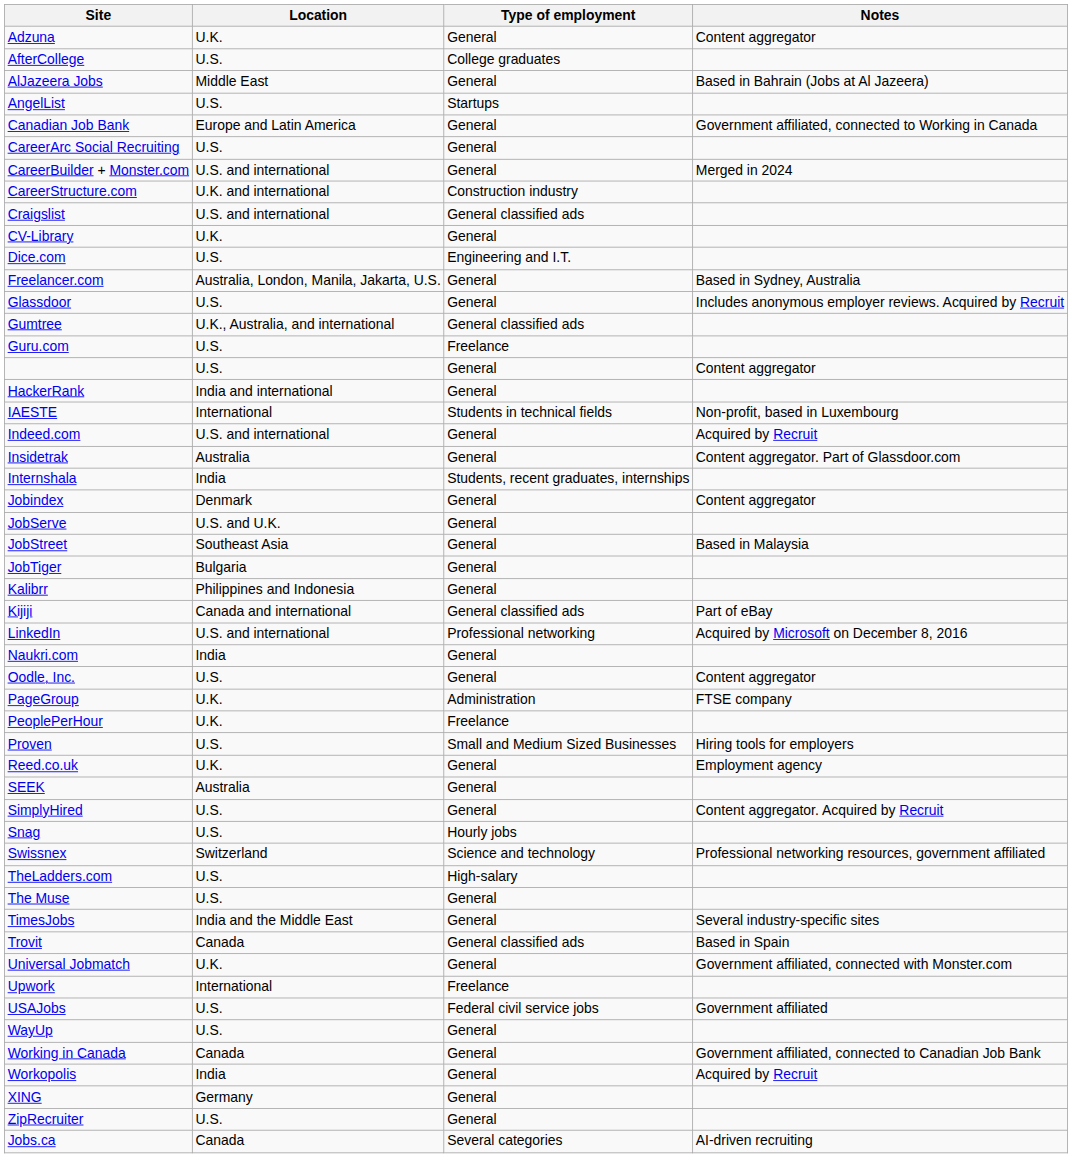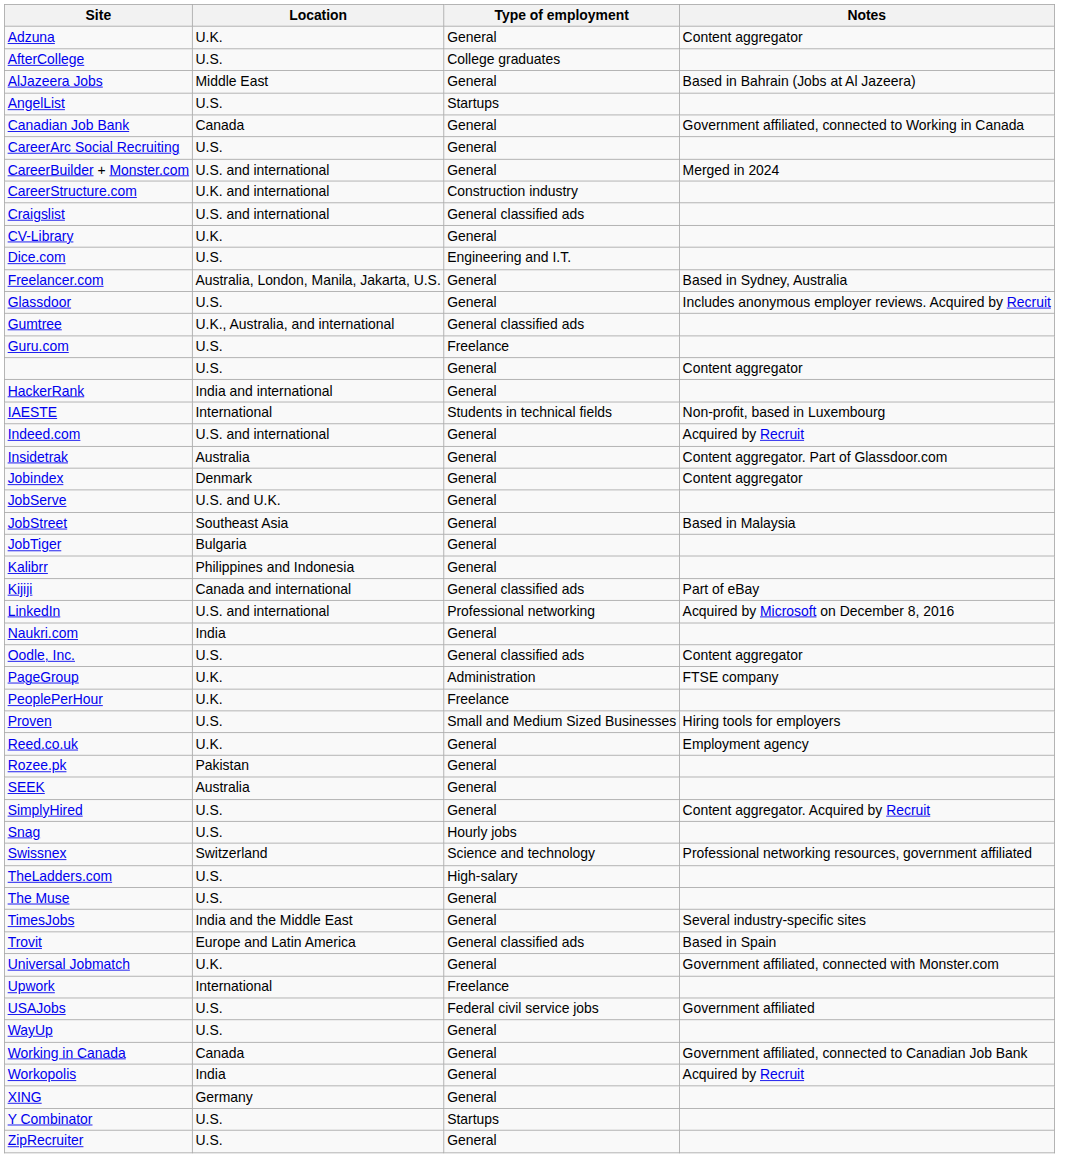(276, 125) Europe and Latin America -> (220, 125) Canada
- row: (42, 479)
(472, 677) General -> (516, 655) General classified ads
+ row: (37, 766)
(220, 942) Canada -> (276, 942) Europe and Latin America
+ row: (50, 1119)
- row: (32, 1141)
